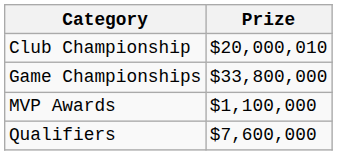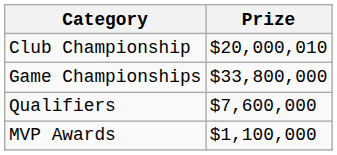rows swapped: (62, 135) <-> (62, 106)
